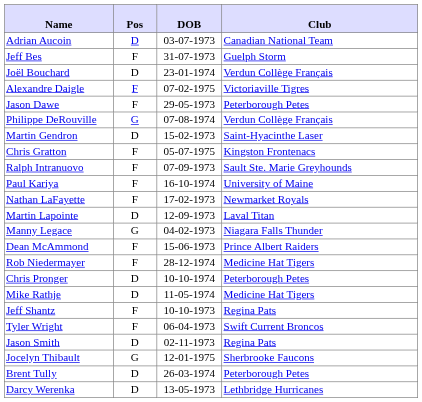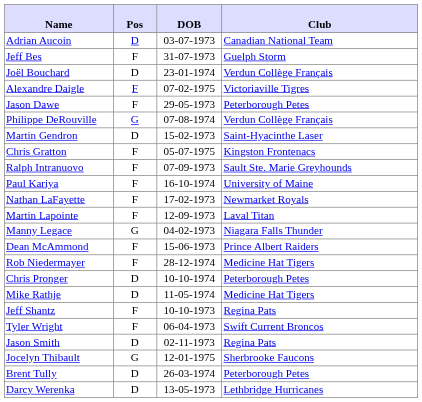(135, 215) D -> (135, 215) F
